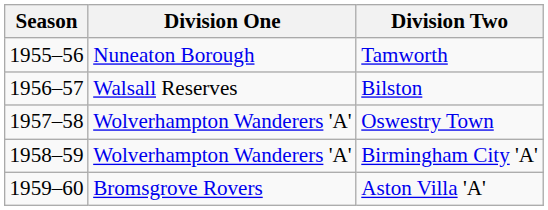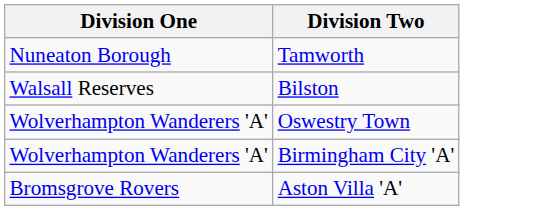- column: (46, 21)
